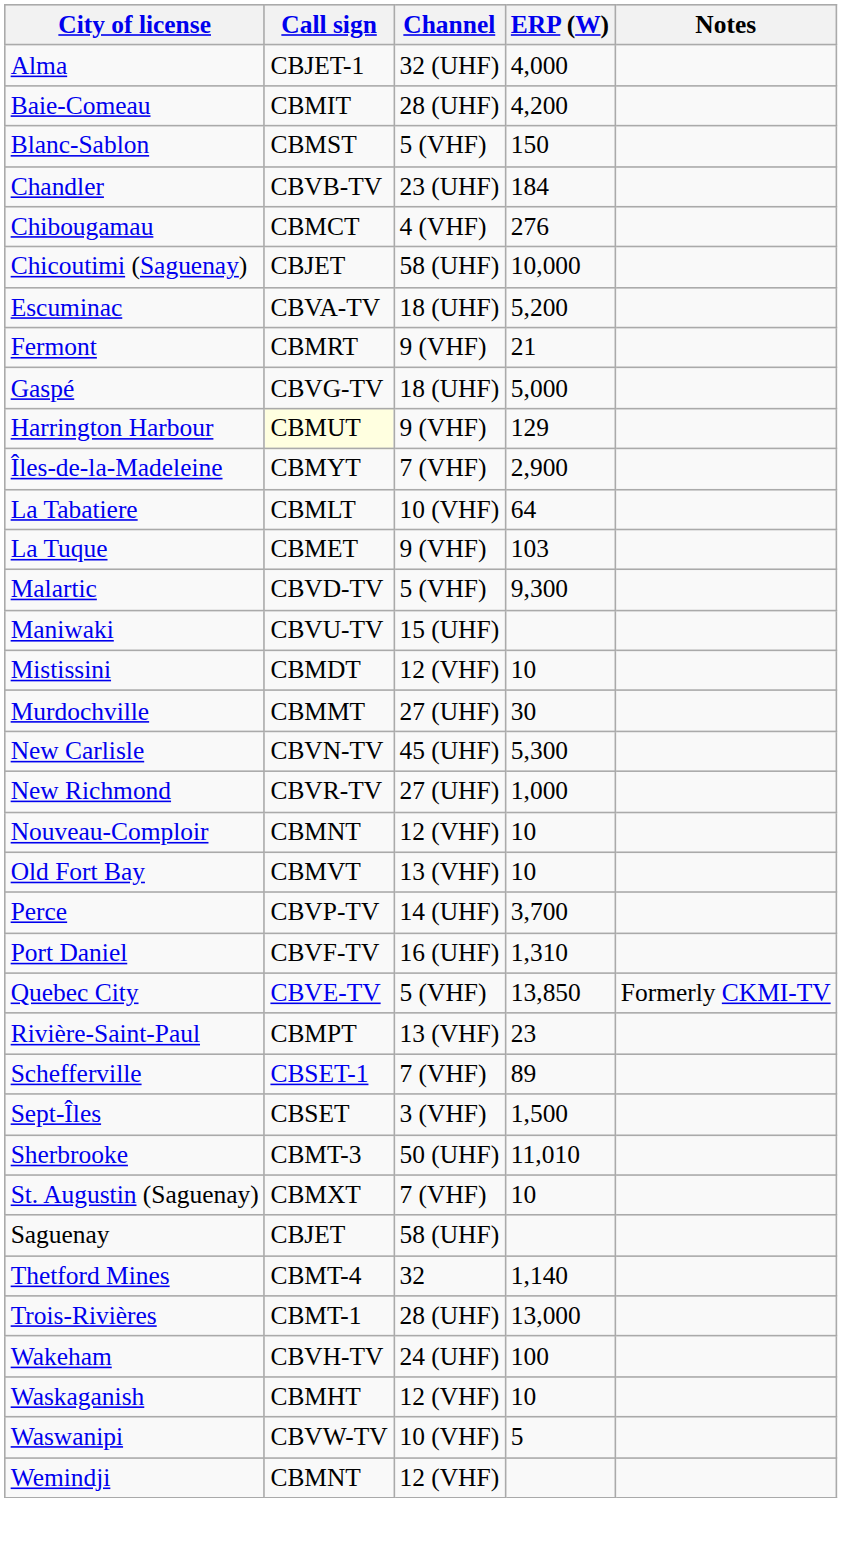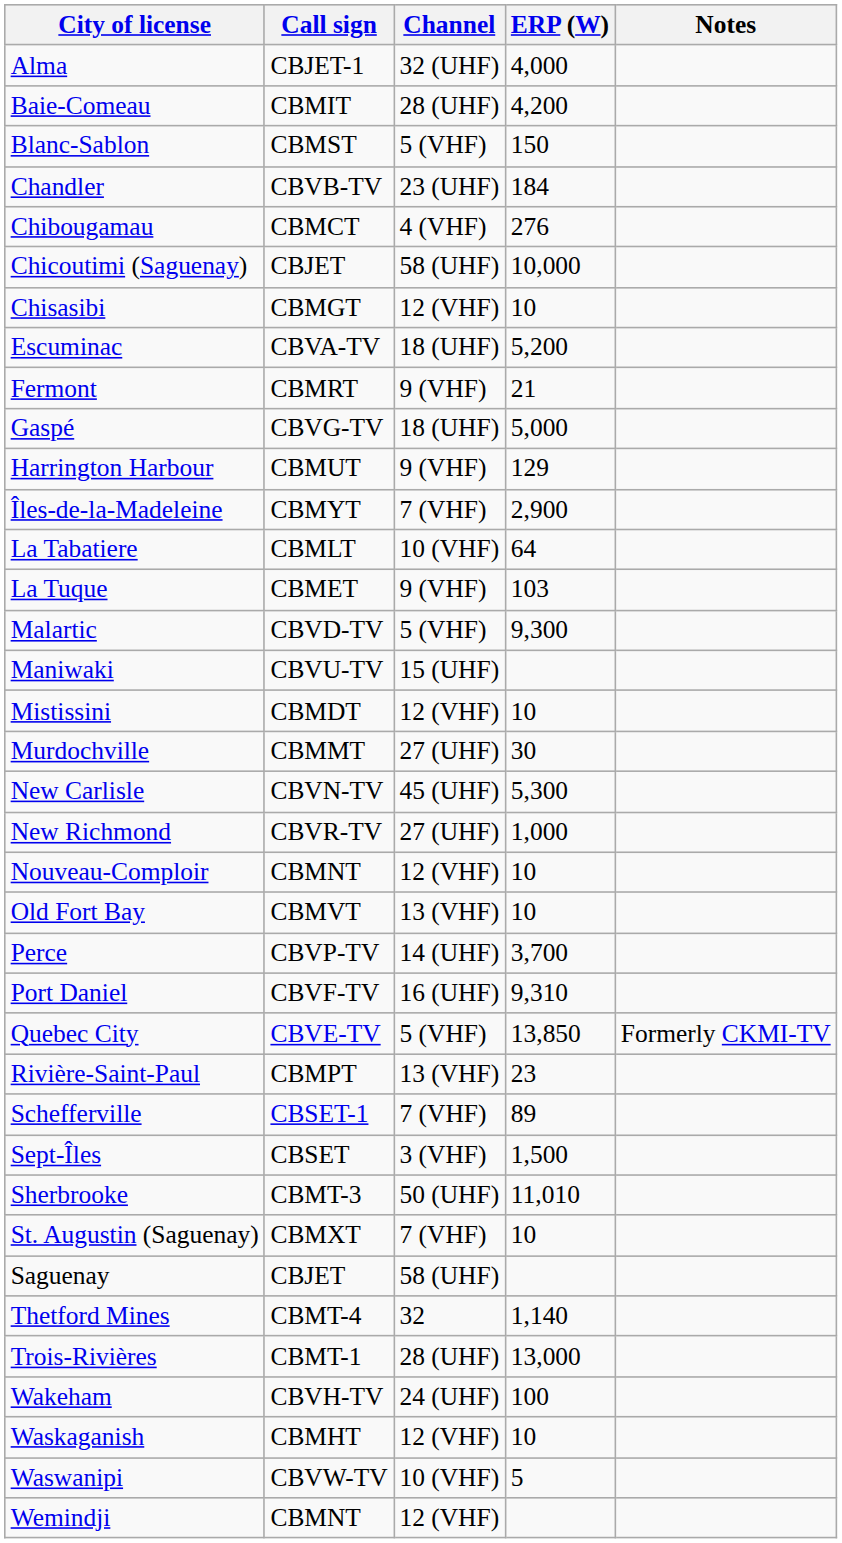+ row: (58, 307)
(316, 428) lightyellow background -> (316, 468) no background
(539, 952) 1,310 -> (539, 992) 9,310
